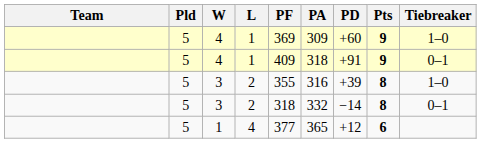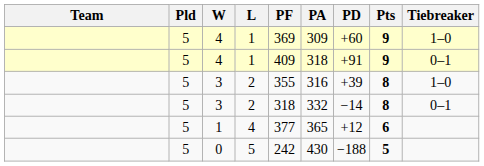+ row: (219, 149)
